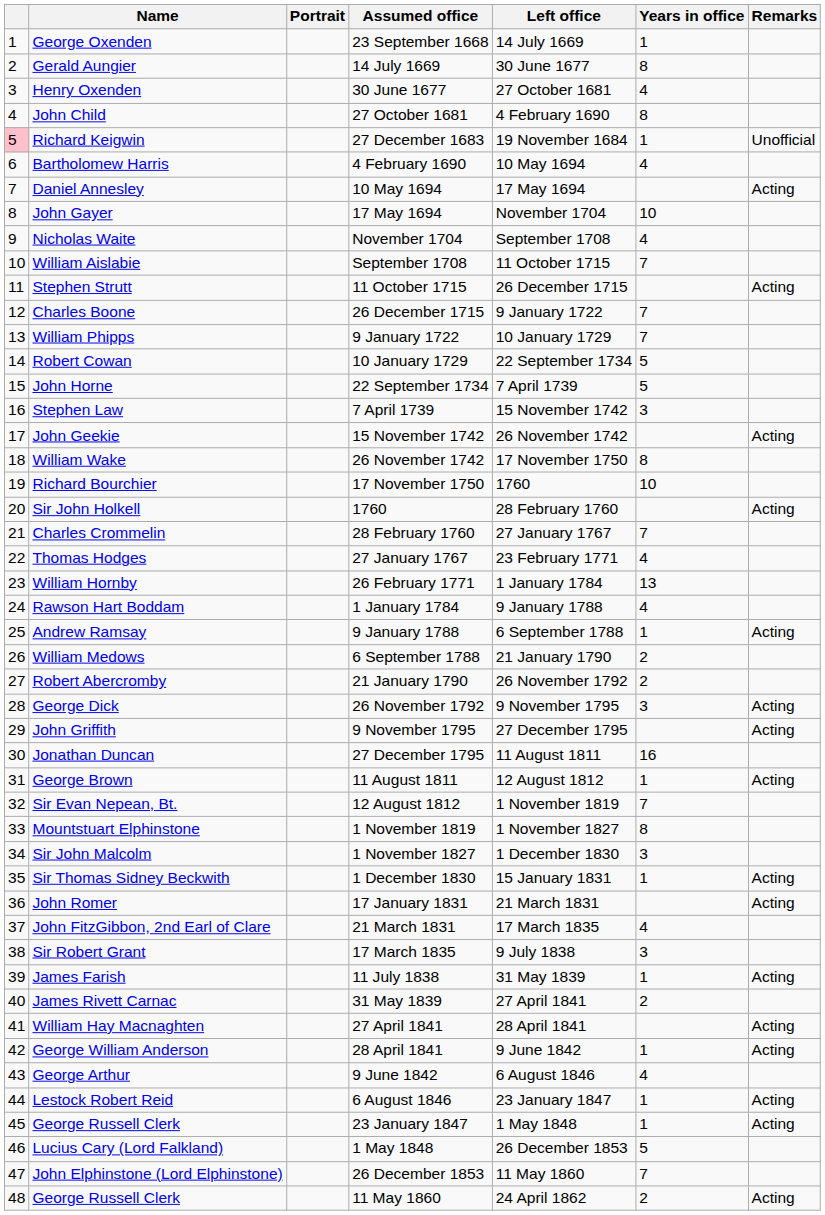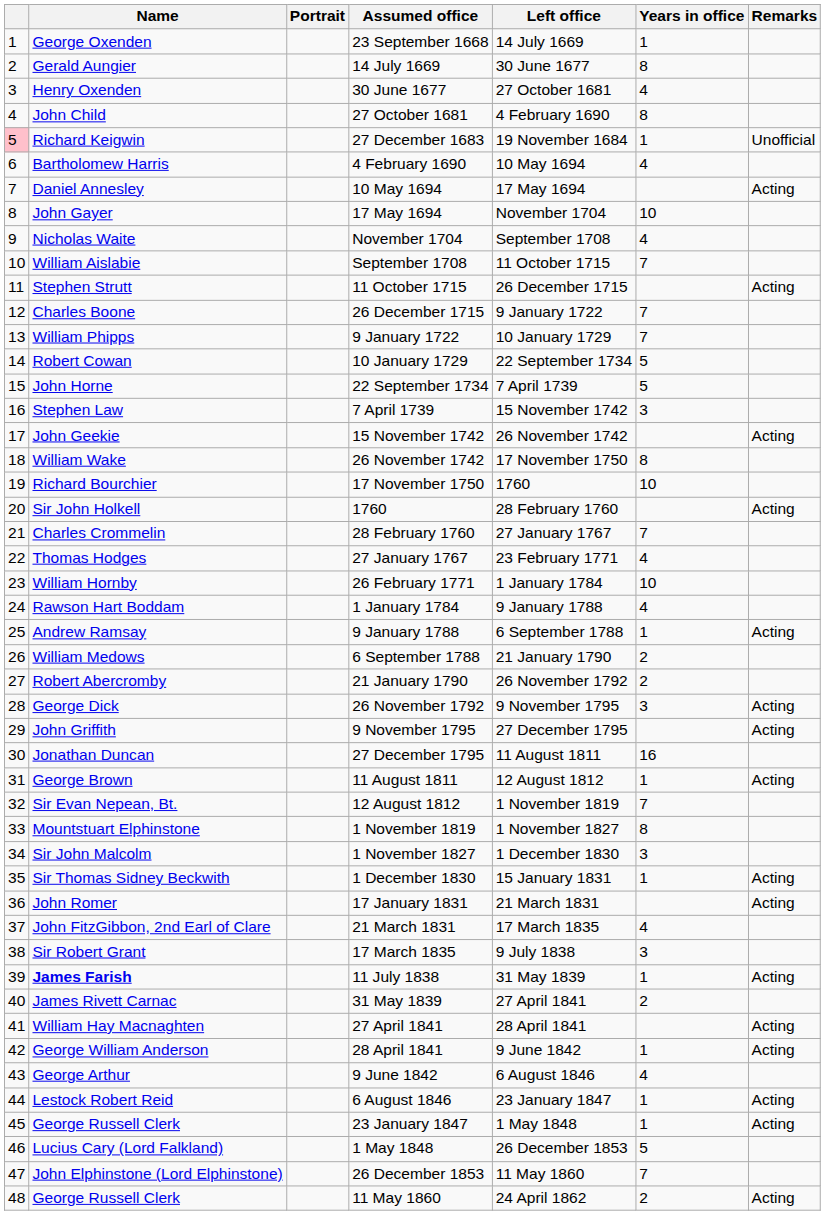(648, 582) 13 -> (648, 582) 10
(79, 976) normal -> (82, 976) bold
